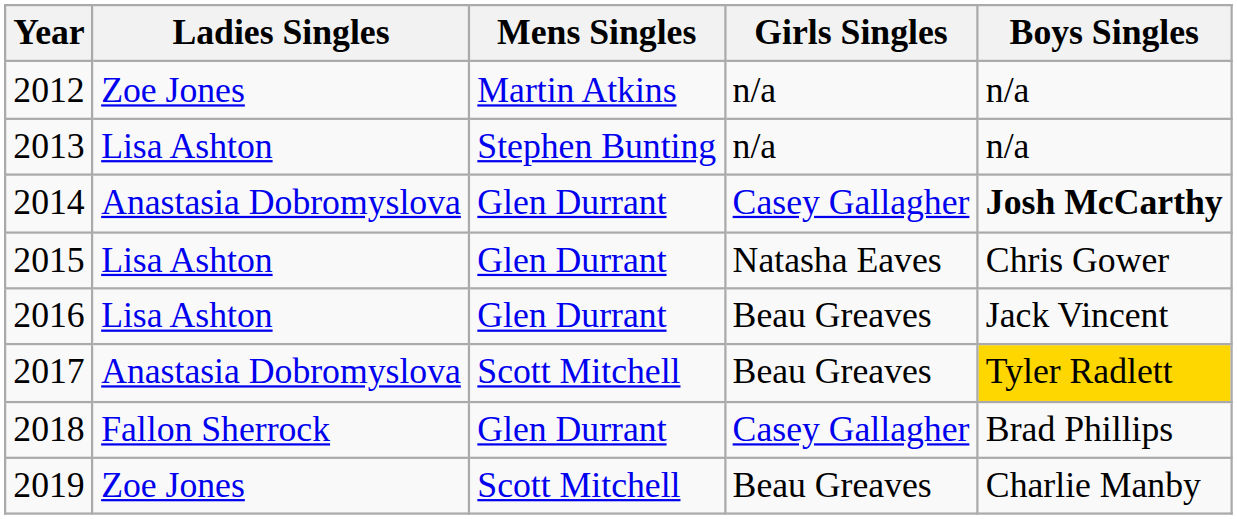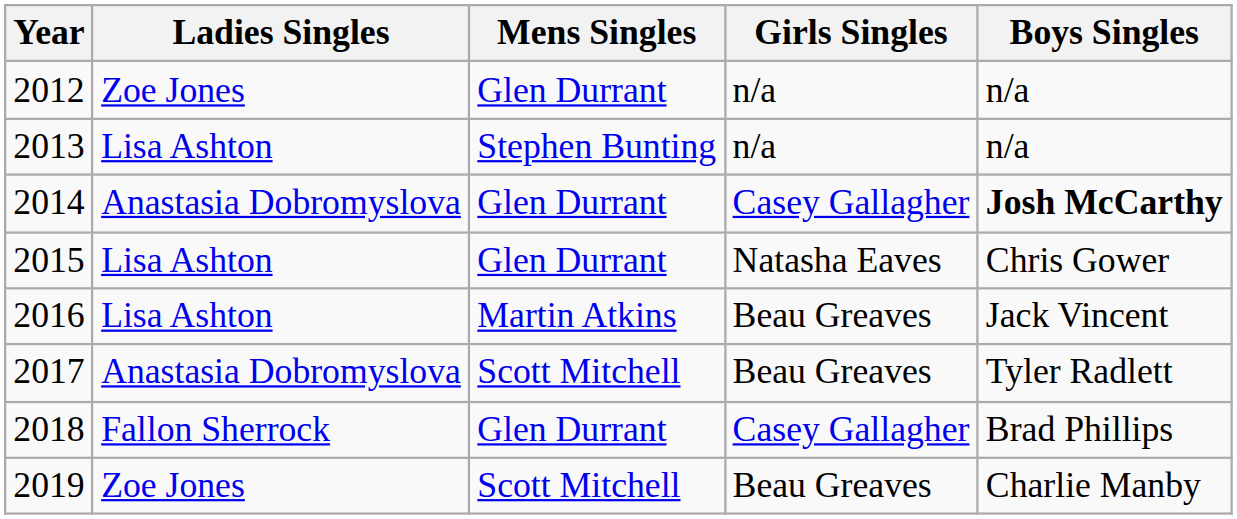(577, 89) Martin Atkins -> (572, 89) Glen Durrant
(572, 315) Glen Durrant -> (577, 315) Martin Atkins
(1079, 372) gold background -> (1079, 372) no background
